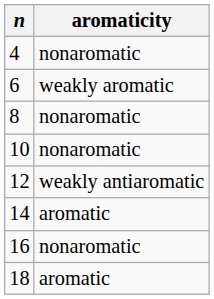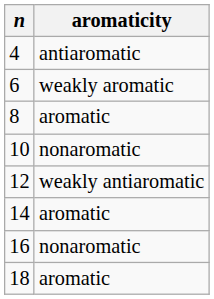(90, 52) nonaromatic -> (90, 52) antiaromatic
(90, 117) nonaromatic -> (75, 117) aromatic
